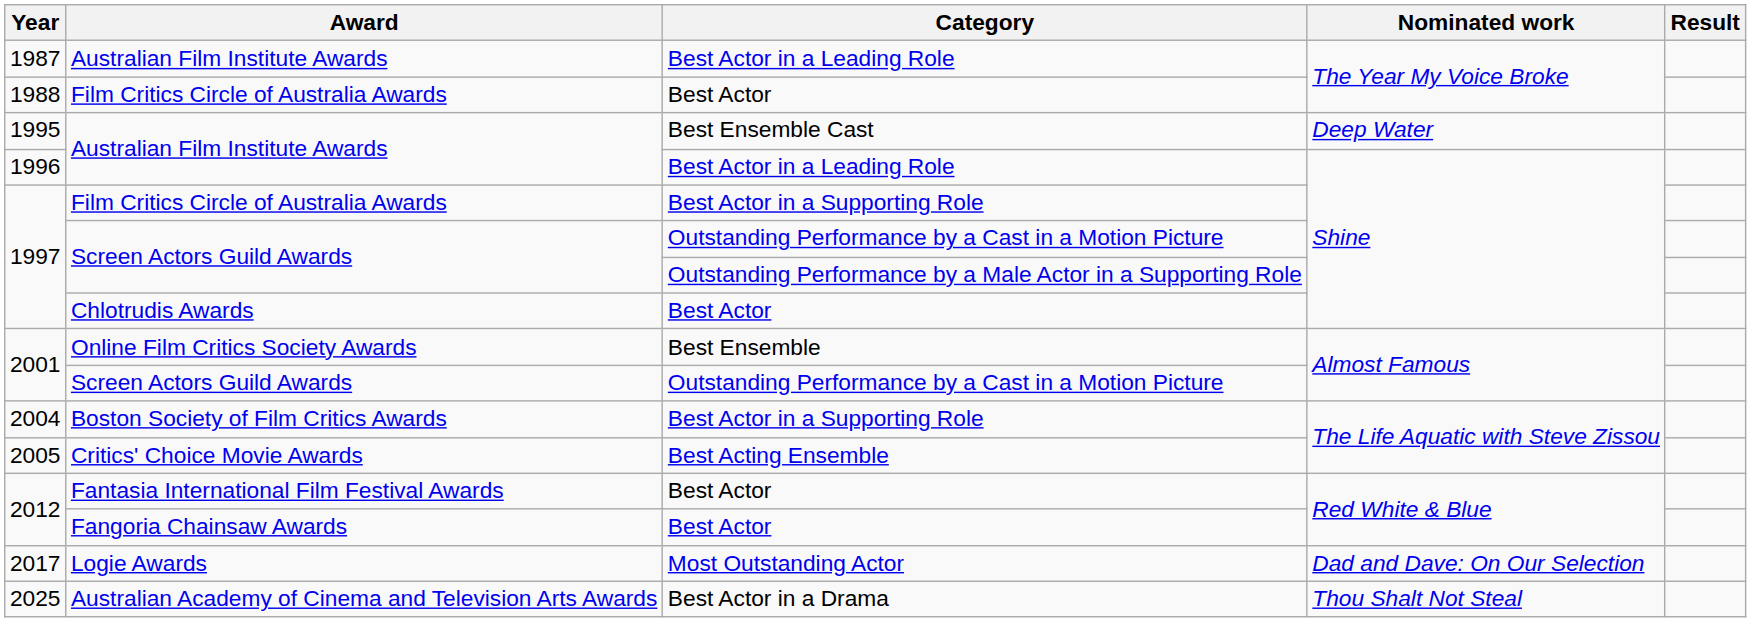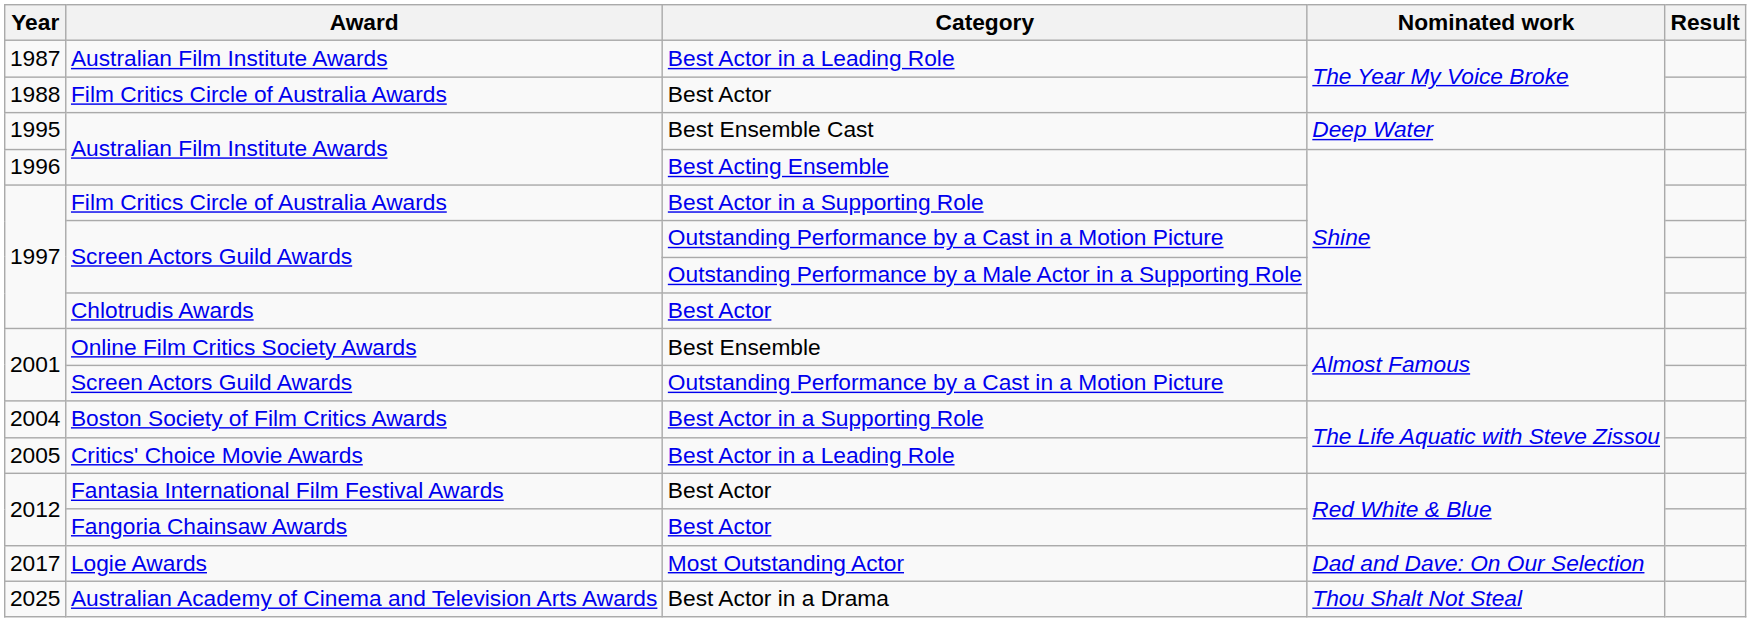(811, 166) Best Actor in a Leading Role -> (778, 166) Best Acting Ensemble
(778, 454) Best Acting Ensemble -> (811, 454) Best Actor in a Leading Role
